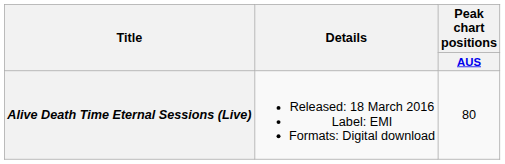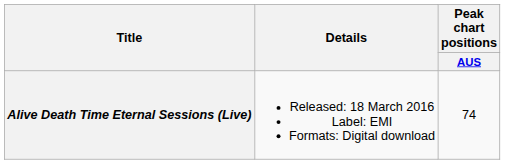(469, 114) 80 -> (469, 114) 74
